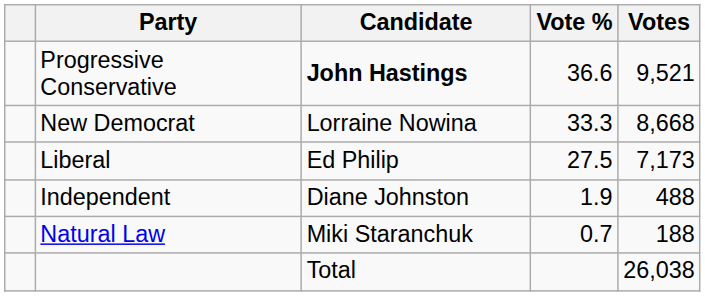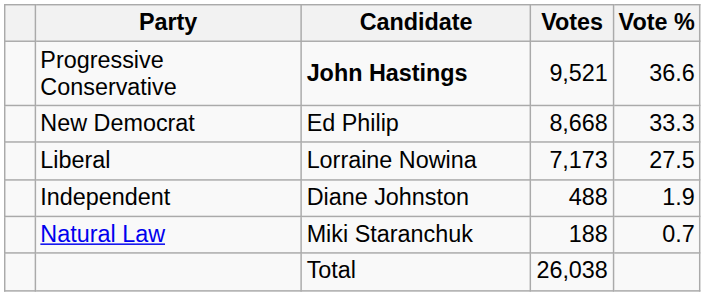columns swapped: (659, 23) <-> (574, 23)
(392, 123) Lorraine Nowina -> (353, 123) Ed Philip
(353, 160) Ed Philip -> (392, 160) Lorraine Nowina
